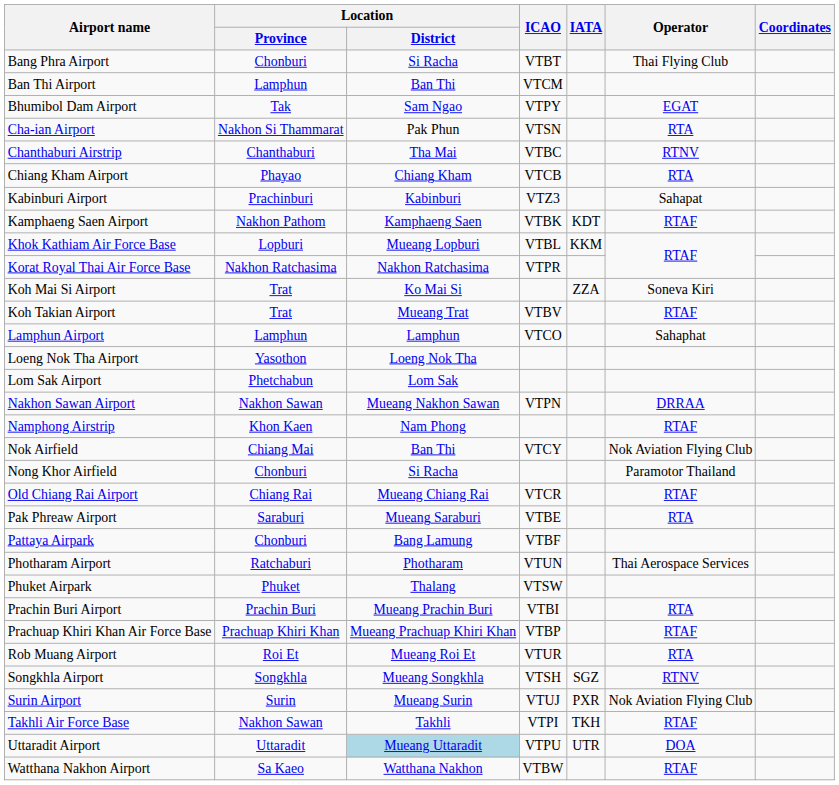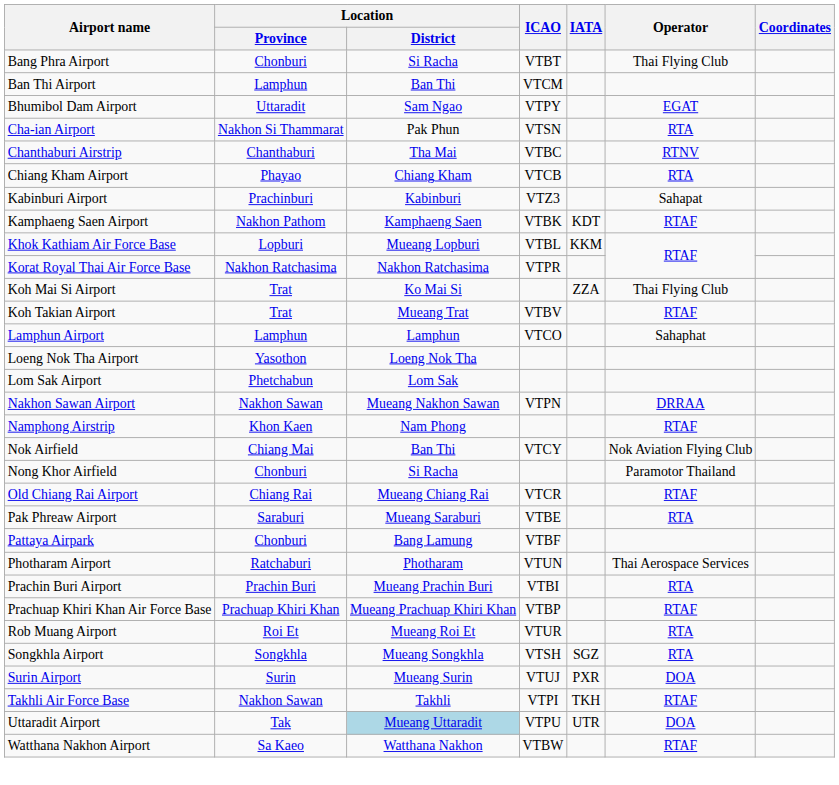(281, 107) Tak -> (281, 107) Uttaradit
(681, 289) Soneva Kiri -> (681, 289) Thai Flying Club
- row: (50, 586)
(681, 677) RTNV -> (681, 654) RTA
(681, 700) Nok Aviation Flying Club -> (681, 677) DOA
(281, 745) Uttaradit -> (281, 723) Tak
